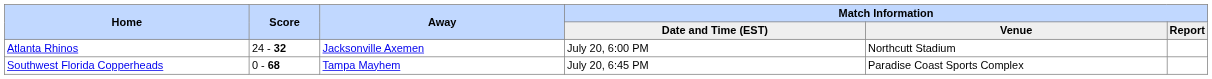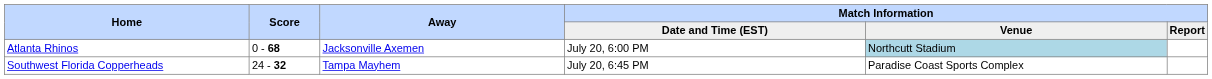(269, 48) 24 - 32 -> (266, 48) 0 - 68
(912, 48) no background -> (912, 48) lightblue background
(266, 66) 0 - 68 -> (269, 66) 24 - 32
